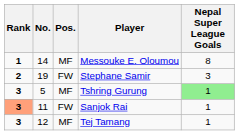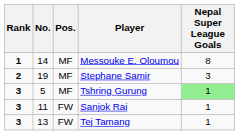(65, 76) FW -> (65, 76) MF
(18, 107) lightsalmon background -> (18, 107) no background
(43, 122) 12 -> (43, 122) 13
(65, 122) MF -> (65, 122) FW
